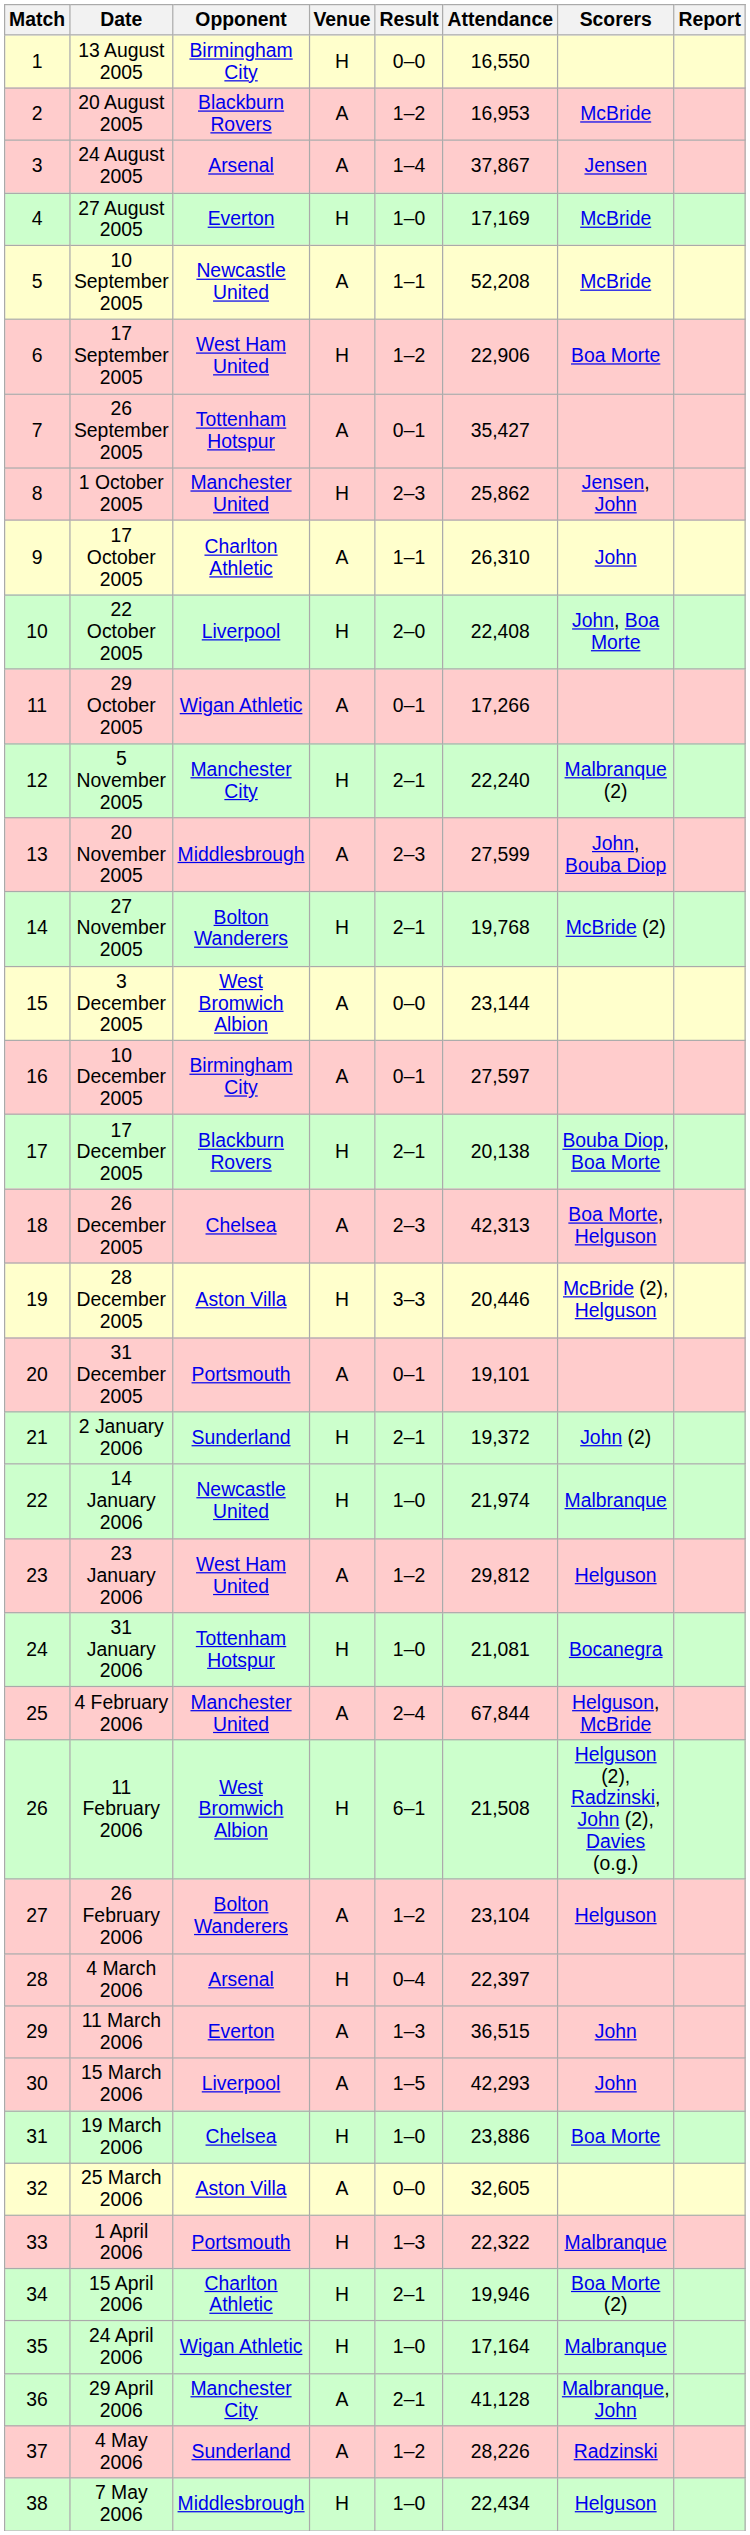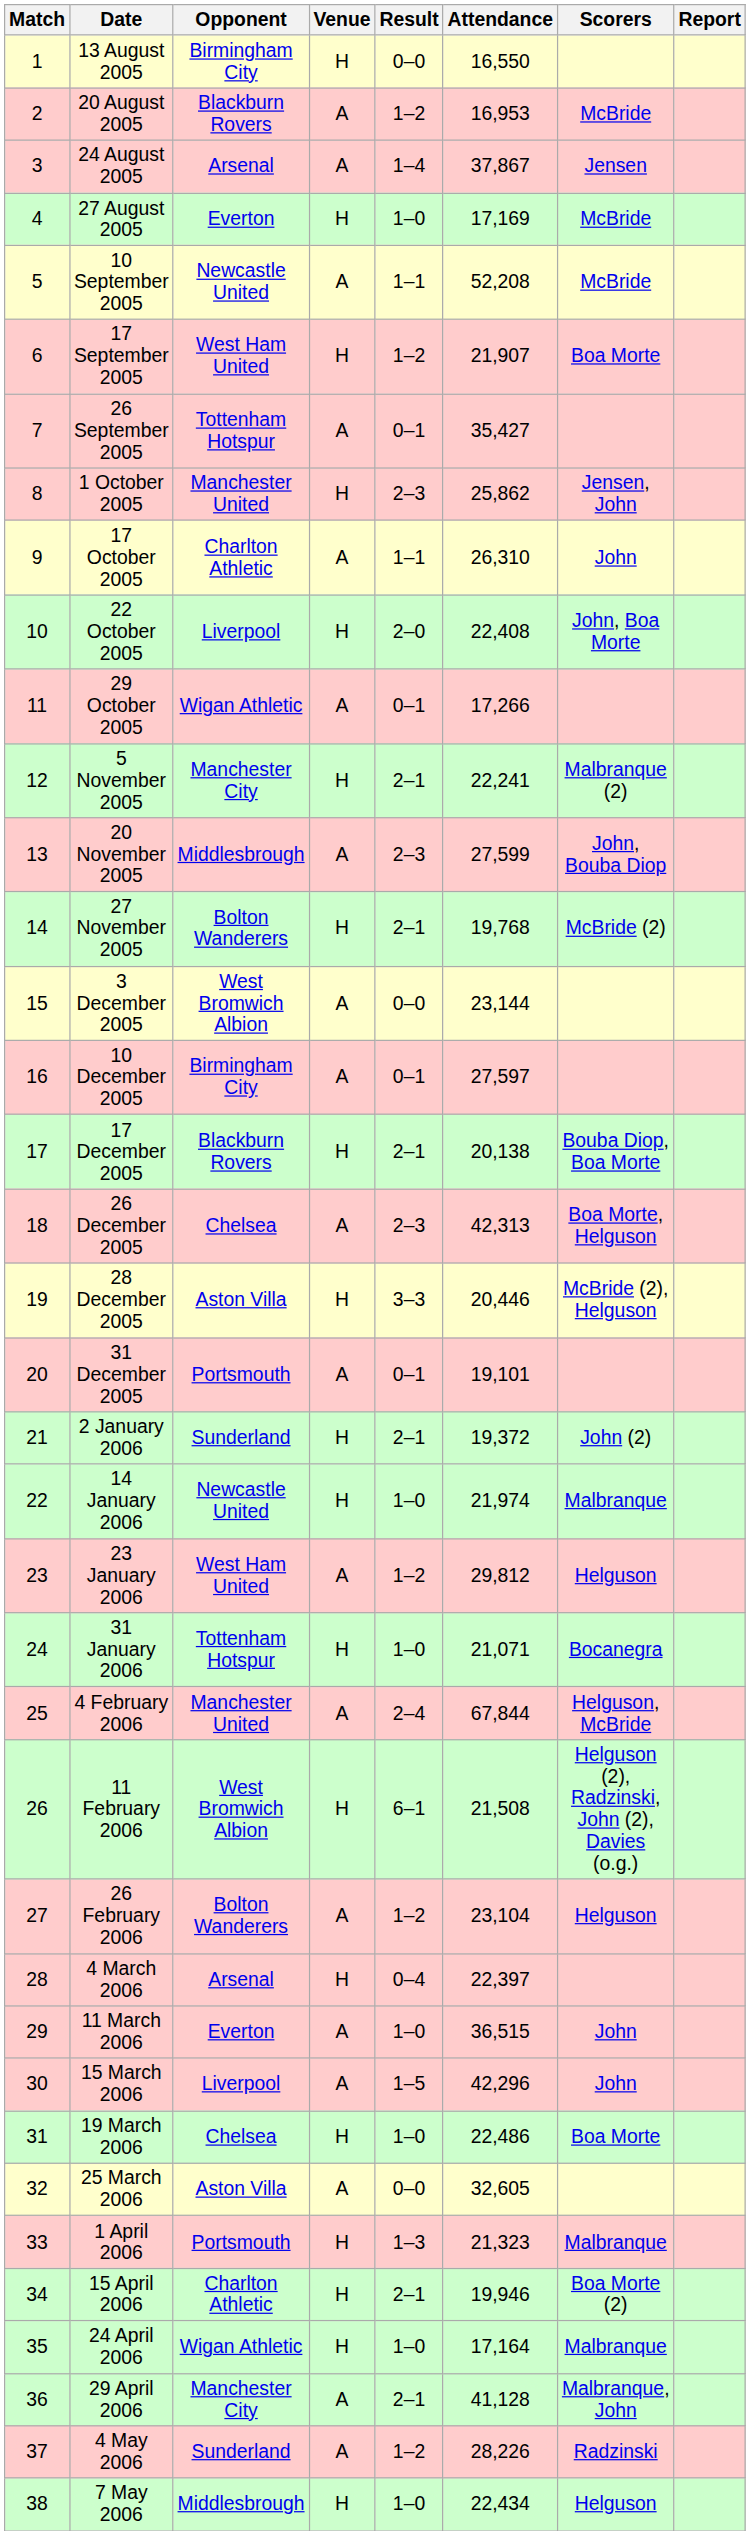(500, 356) 22,906 -> (500, 356) 21,907
(500, 780) 22,240 -> (500, 780) 22,241
(500, 1649) 21,081 -> (500, 1649) 21,071
(409, 2031) 1–3 -> (409, 2031) 1–0
(500, 2084) 42,293 -> (500, 2084) 42,296
(500, 2136) 23,886 -> (500, 2136) 22,486
(500, 2241) 22,322 -> (500, 2241) 21,323
